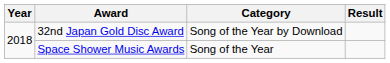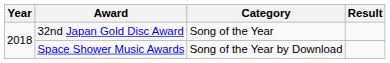(266, 31) Song of the Year by Download -> (232, 31) Song of the Year
(232, 49) Song of the Year -> (266, 49) Song of the Year by Download
